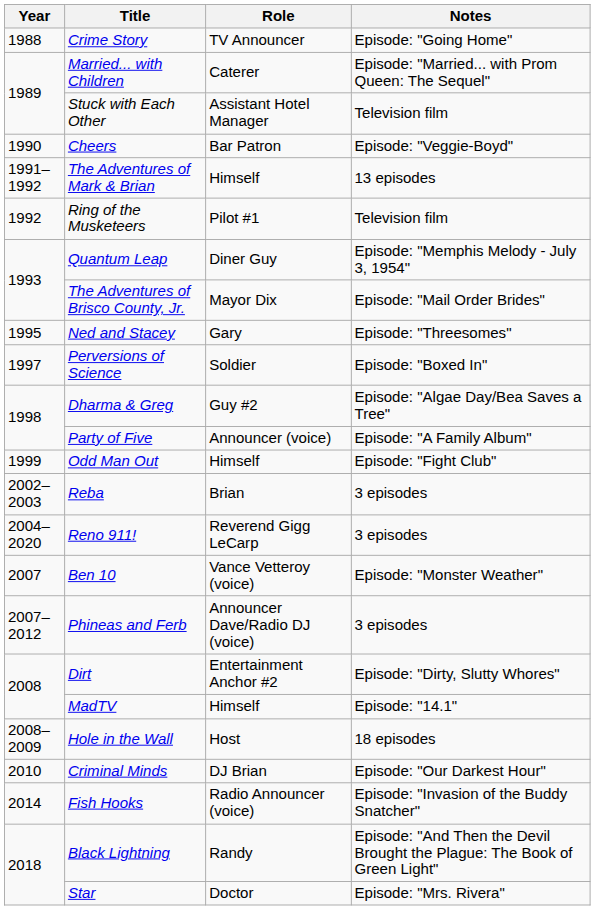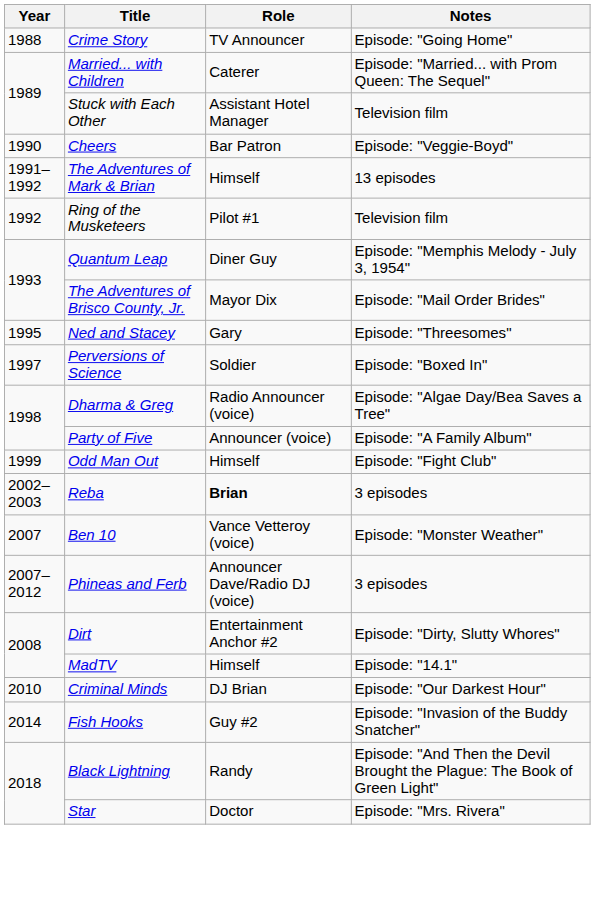(233, 405) Guy #2 -> (267, 405) Radio Announcer (voice)
(227, 494) normal -> (228, 494) bold
- row: (102, 534)
- row: (120, 738)
(267, 803) Radio Announcer (voice) -> (233, 721) Guy #2
